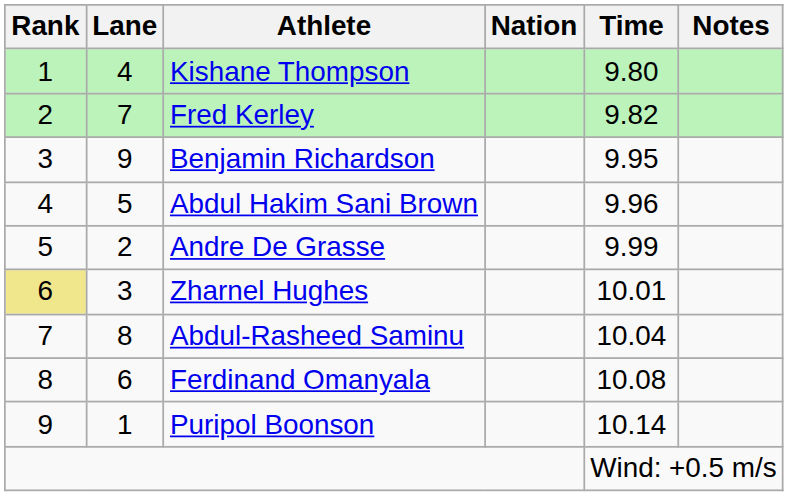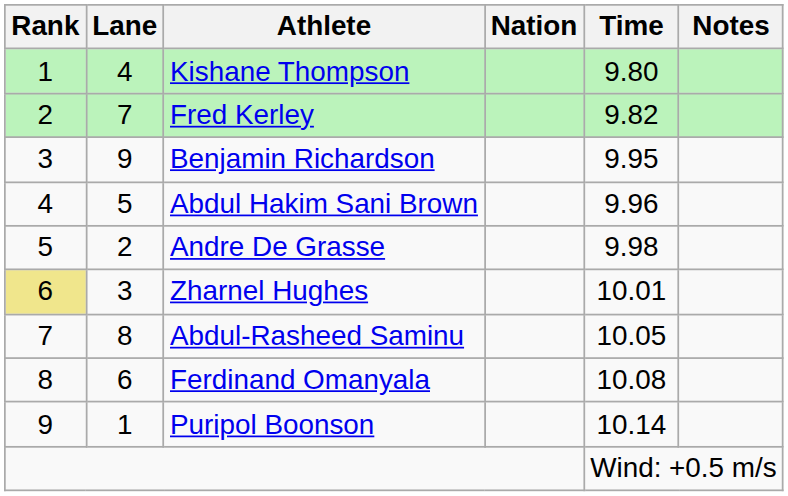(631, 247) 9.99 -> (631, 247) 9.98
(631, 335) 10.04 -> (631, 335) 10.05
